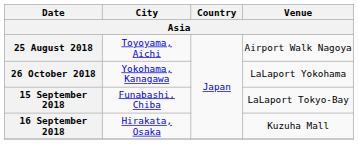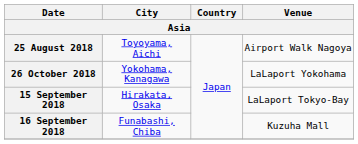(147, 100) Funabashi, Chiba -> (147, 100) Hirakata, Osaka
(147, 126) Hirakata, Osaka -> (147, 126) Funabashi, Chiba
